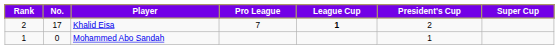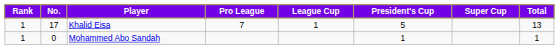+ column: (537, 11)
(24, 25) 2 -> (23, 25) 1
(337, 25) bold -> (316, 25) normal
(430, 25) 2 -> (403, 25) 5
